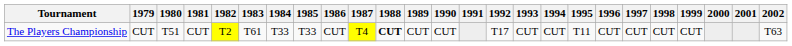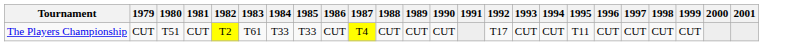- column: (773, 13)
(390, 32) bold -> (389, 32) normal
